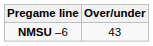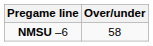(115, 31) 43 -> (115, 31) 58
